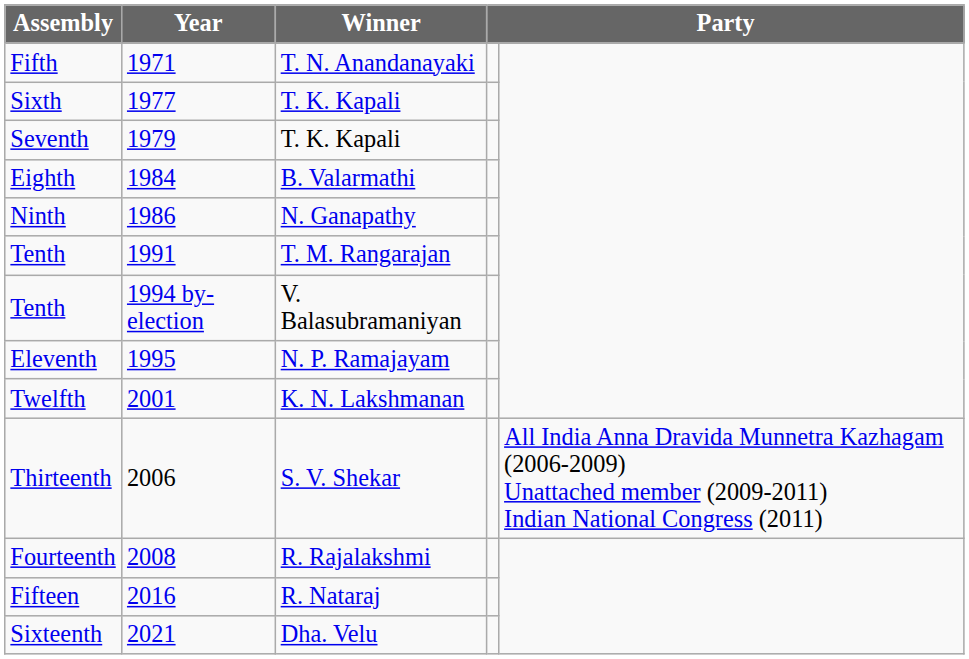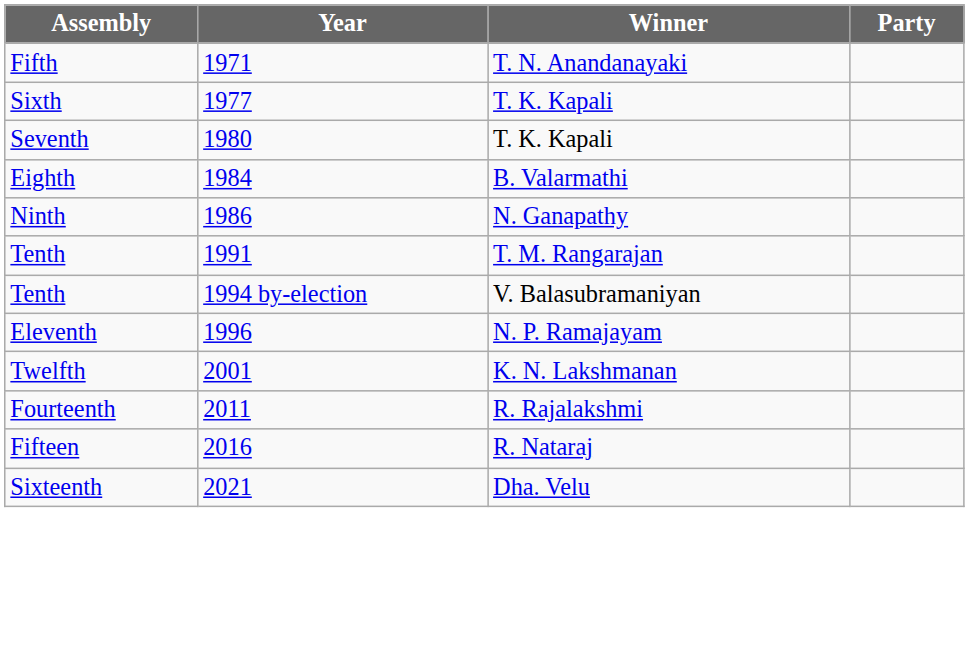(151, 139) 1979 -> (227, 139) 1980
(151, 359) 1995 -> (227, 332) 1996
- row: (61, 477)
(151, 557) 2008 -> (227, 409) 2011
